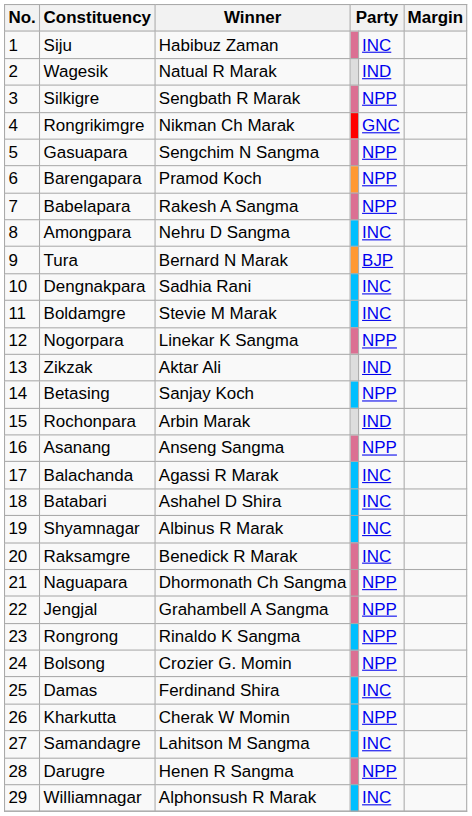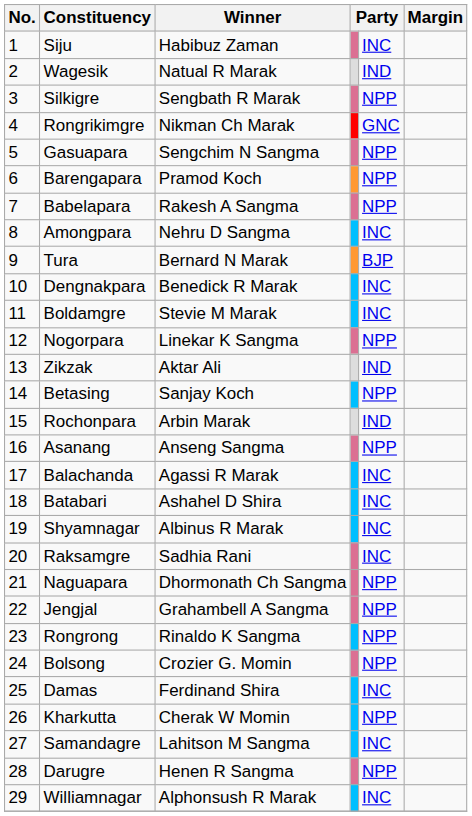(205, 286) Sadhia Rani -> (228, 286) Benedick R Marak
(228, 555) Benedick R Marak -> (205, 555) Sadhia Rani
